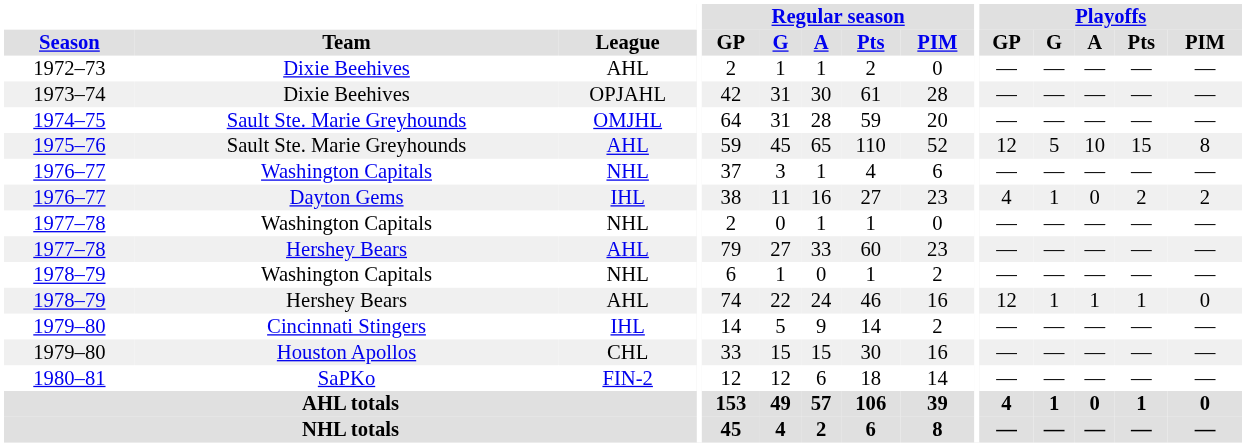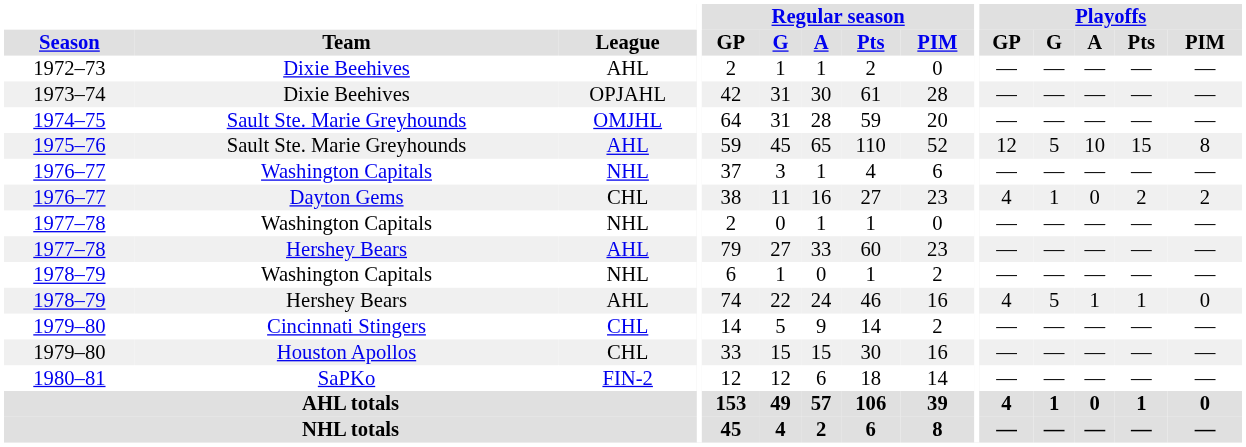(628, 197) IHL -> (628, 197) CHL
(1006, 300) 12 -> (1006, 300) 4
(1054, 300) 1 -> (1054, 300) 5
(628, 326) IHL -> (628, 326) CHL
